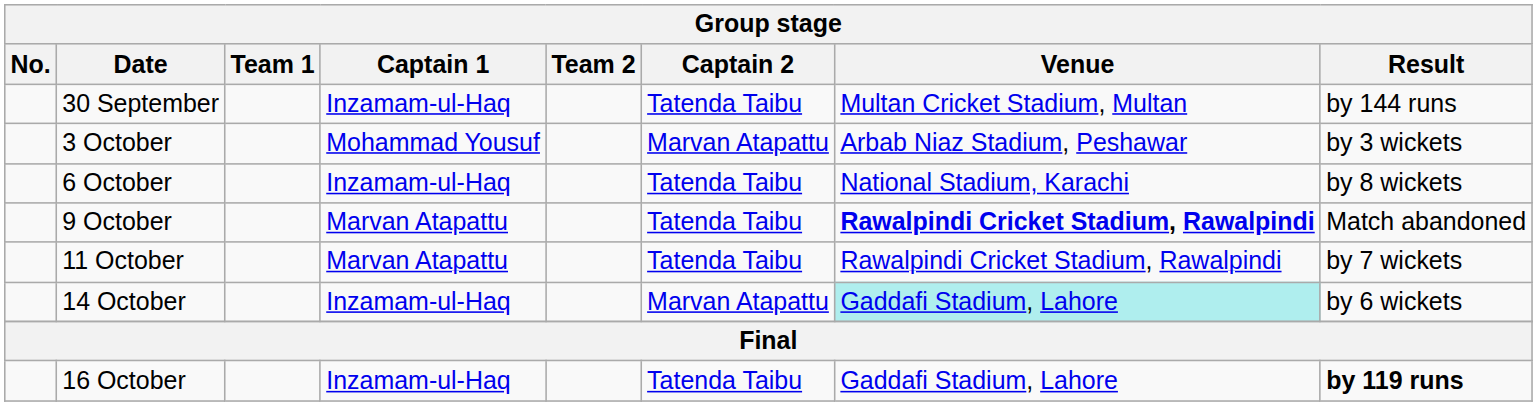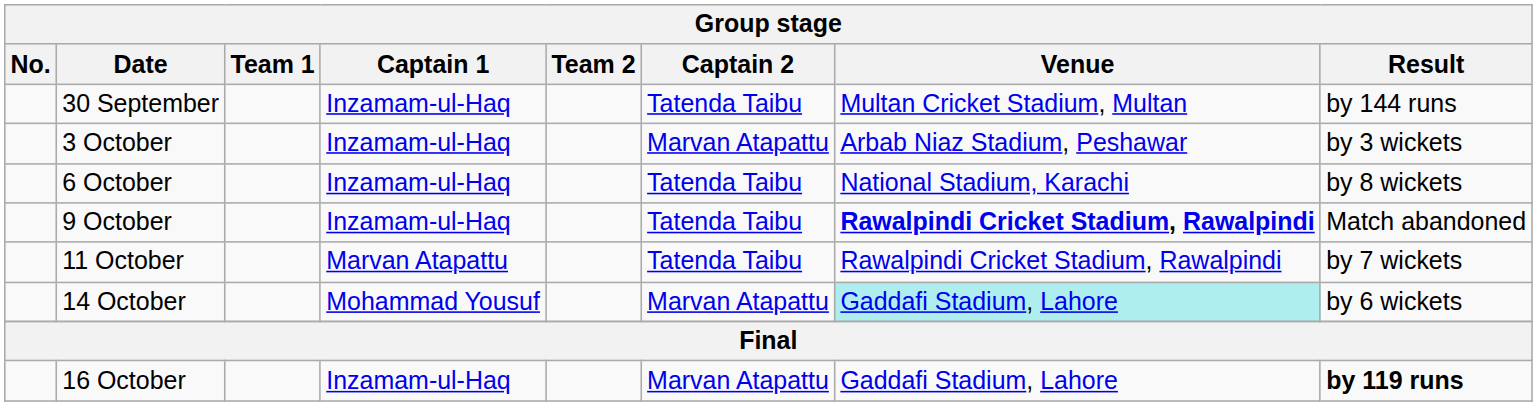(433, 143) Mohammad Yousuf -> (418, 143) Inzamam-ul-Haq
(417, 222) Marvan Atapattu -> (418, 222) Inzamam-ul-Haq
(418, 301) Inzamam-ul-Haq -> (433, 301) Mohammad Yousuf
(725, 380) Tatenda Taibu -> (738, 380) Marvan Atapattu
